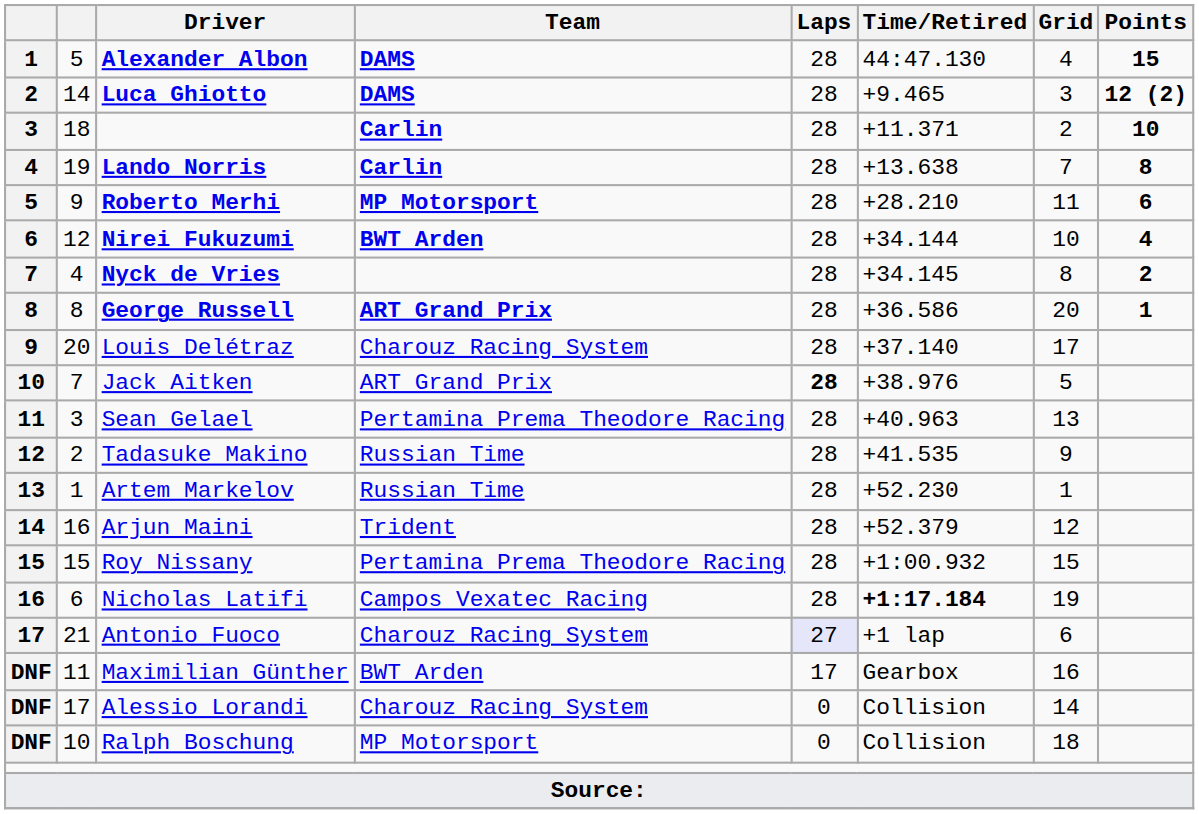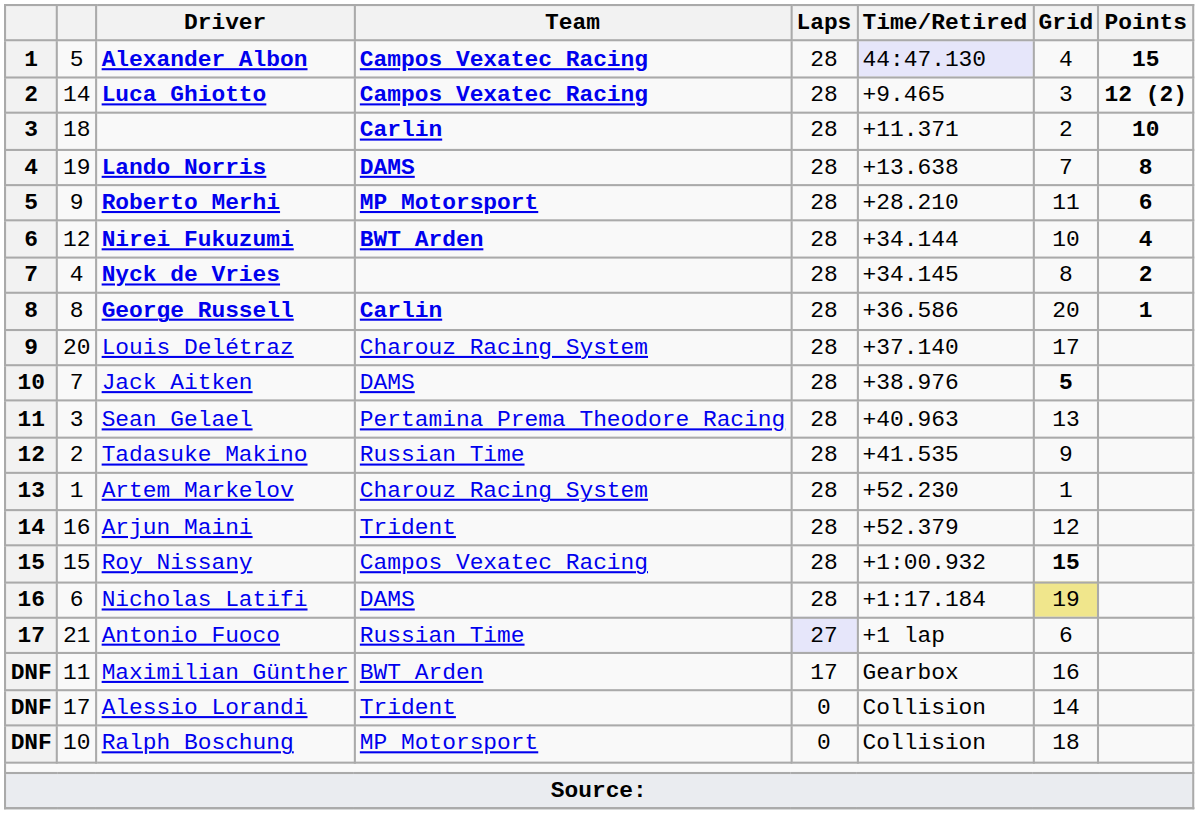(387, 59) DAMS -> (504, 59) Campos Vexatec Racing
(924, 59) no background -> (924, 59) lavender background
(387, 95) DAMS -> (504, 95) Campos Vexatec Racing
(401, 167) Carlin -> (387, 167) DAMS
(456, 311) ART Grand Prix -> (401, 311) Carlin
(456, 383) ART Grand Prix -> (387, 383) DAMS
(824, 383) bold -> (824, 383) normal
(1066, 383) normal -> (1066, 383) bold
(442, 491) Russian Time -> (504, 491) Charouz Racing System
(573, 564) Pertamina Prema Theodore Racing -> (504, 564) Campos Vexatec Racing
(1066, 564) normal -> (1066, 564) bold
(504, 600) Campos Vexatec Racing -> (387, 600) DAMS
(924, 600) bold -> (924, 600) normal
(1066, 600) no background -> (1066, 600) khaki background
(504, 636) Charouz Racing System -> (442, 636) Russian Time
(504, 708) Charouz Racing System -> (408, 708) Trident
